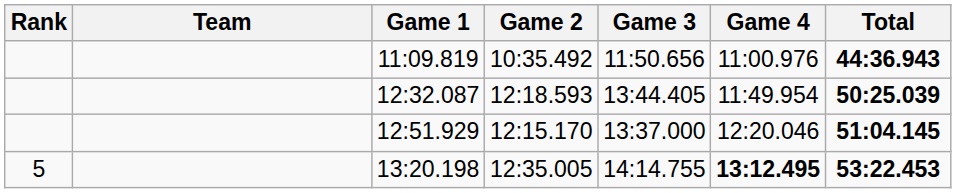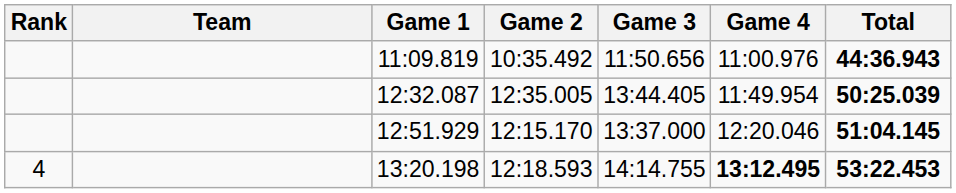(541, 95) 12:18.593 -> (541, 95) 12:35.005
(39, 168) 5 -> (39, 168) 4
(541, 168) 12:35.005 -> (541, 168) 12:18.593
